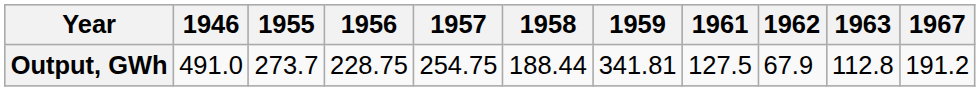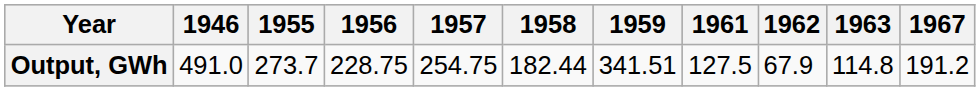(548, 65) 188.44 -> (548, 65) 182.44
(638, 65) 341.81 -> (638, 65) 341.51
(863, 65) 112.8 -> (863, 65) 114.8
